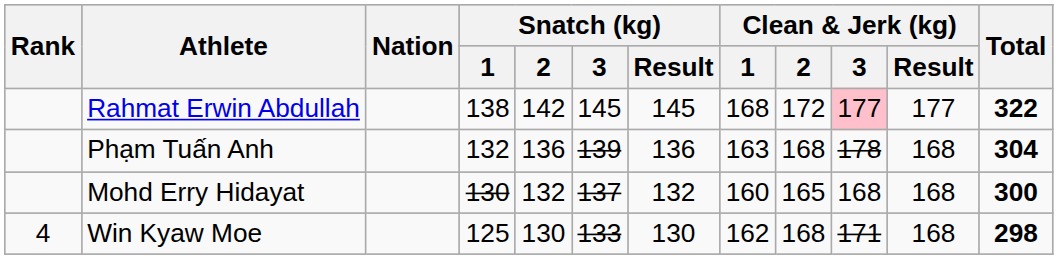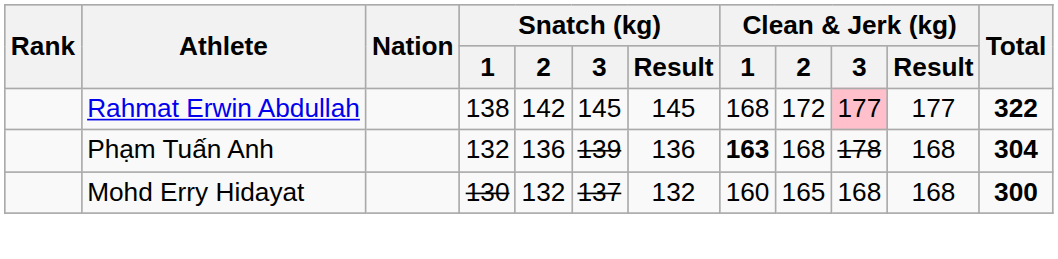(748, 150) normal -> (748, 150) bold
- row: (175, 233)
